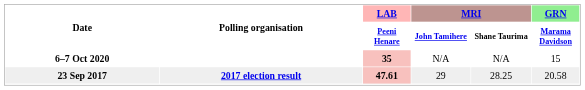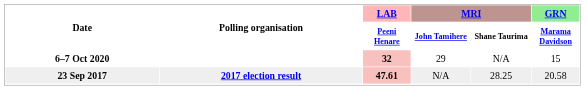(387, 58) 35 -> (387, 58) 32
(441, 58) N/A -> (441, 58) 29
(441, 75) 29 -> (441, 75) N/A
